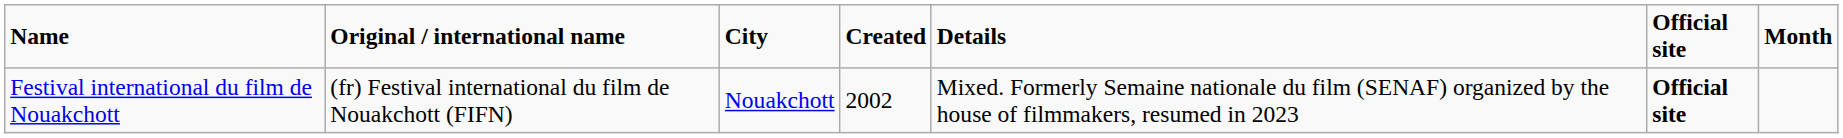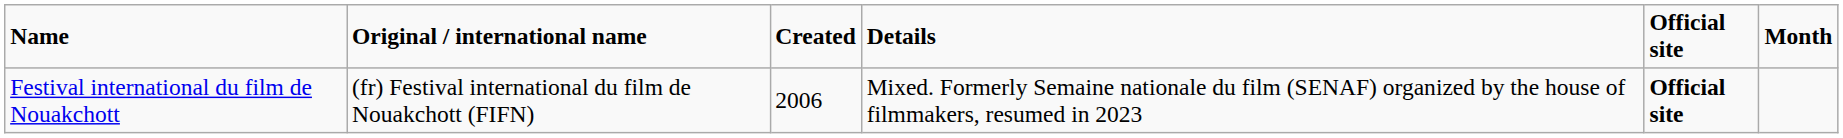- column: (746, 36)
(869, 100) 2002 -> (799, 100) 2006
